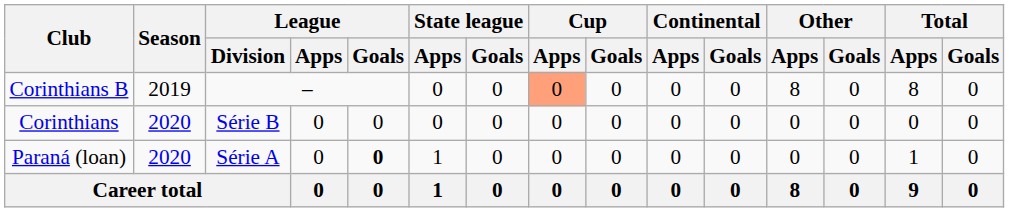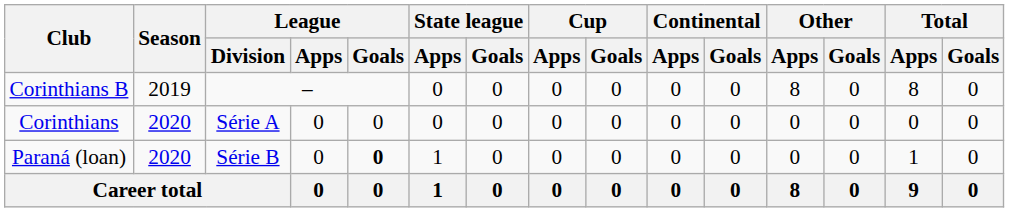(557, 88) lightsalmon background -> (557, 88) no background
(248, 122) Série B -> (248, 122) Série A
(248, 156) Série A -> (248, 156) Série B
